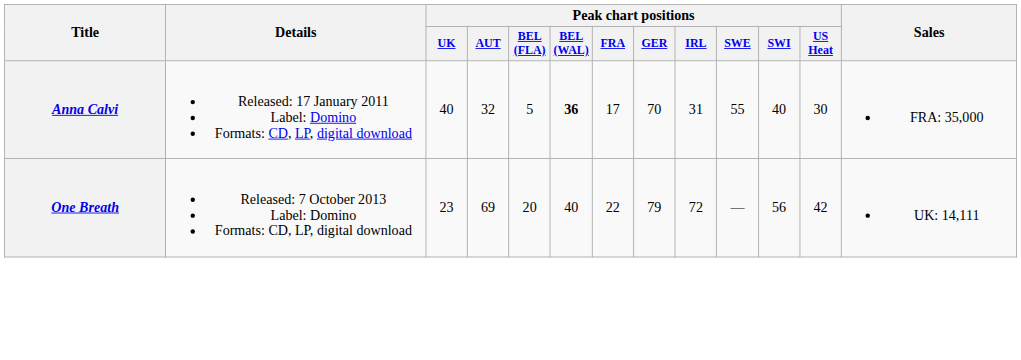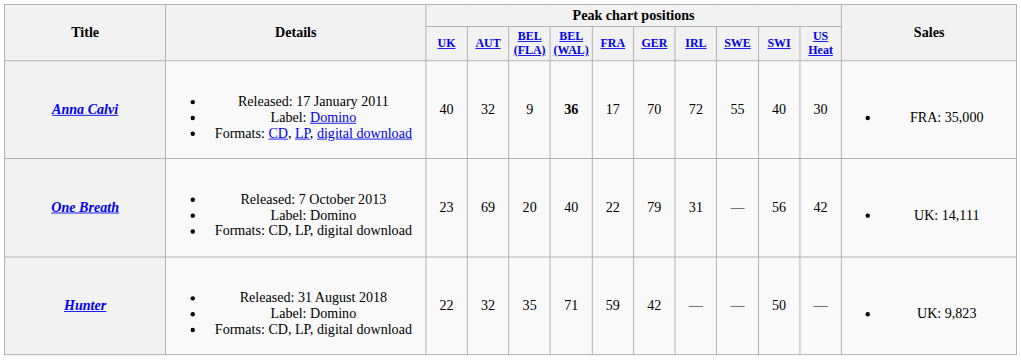(530, 109) 5 -> (530, 109) 9
(696, 109) 31 -> (696, 109) 72
(696, 207) 72 -> (696, 207) 31
+ row: (85, 305)
